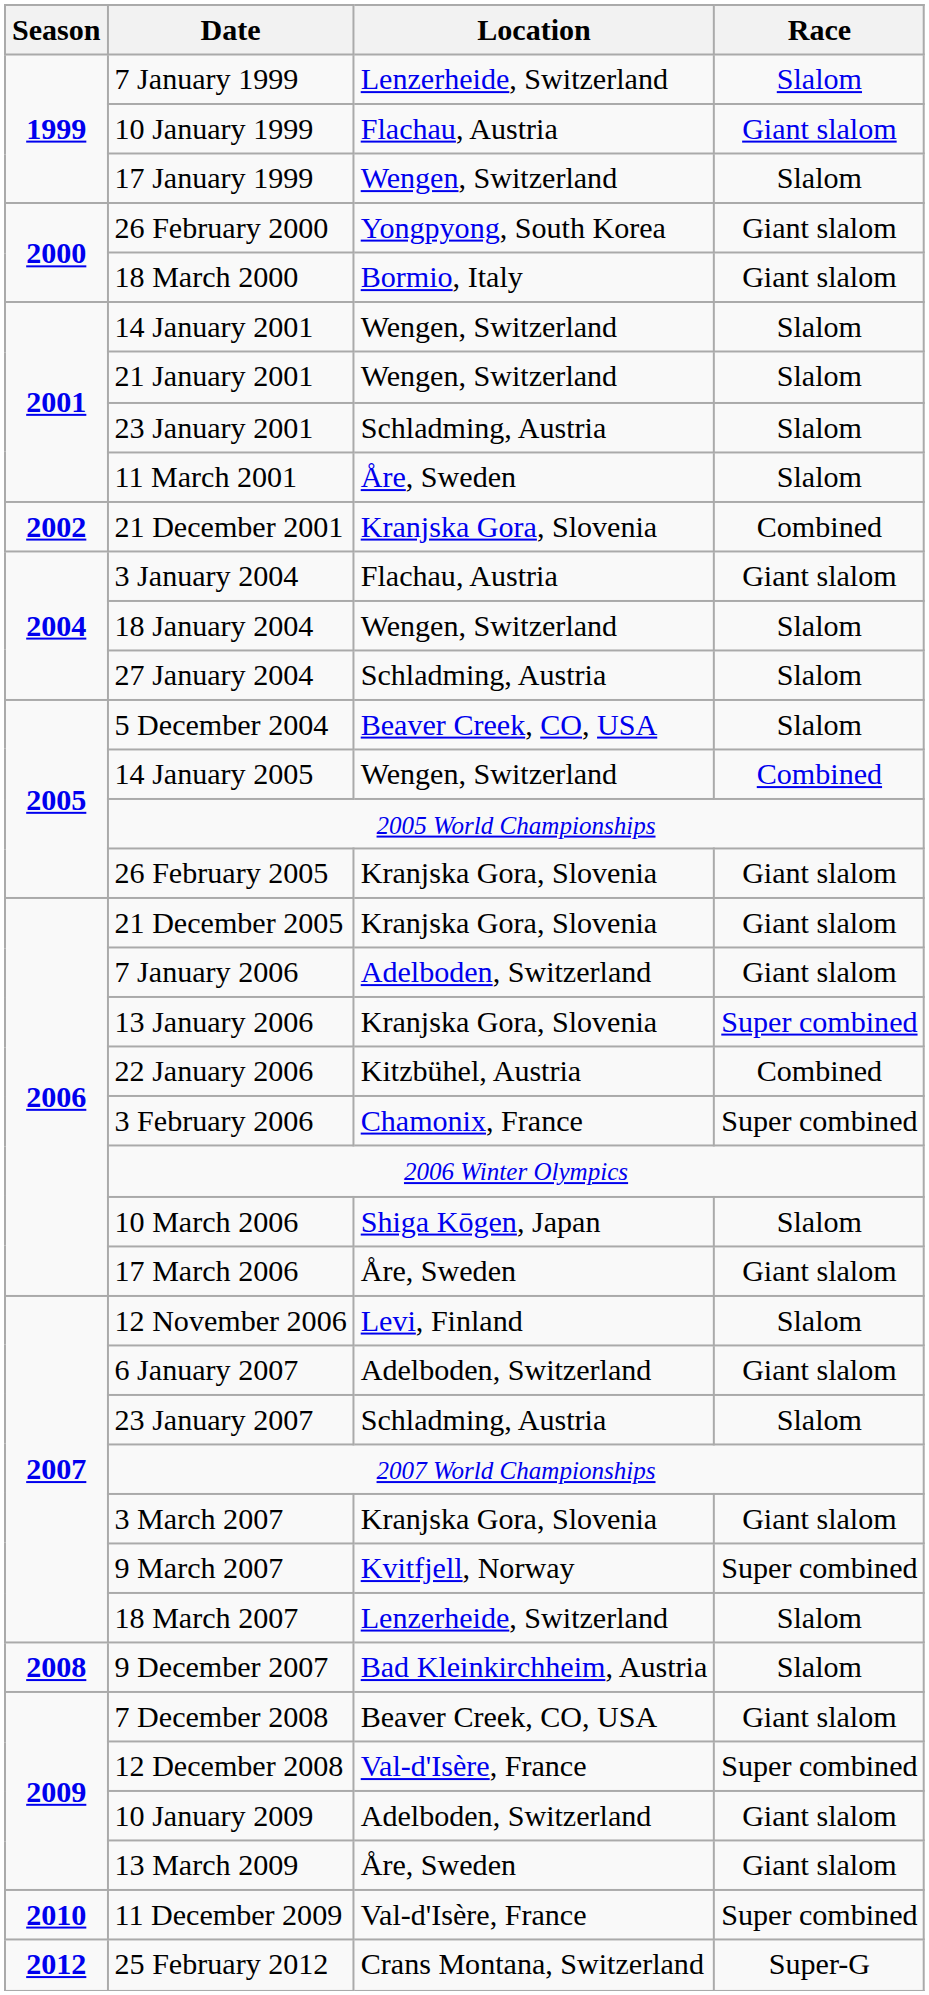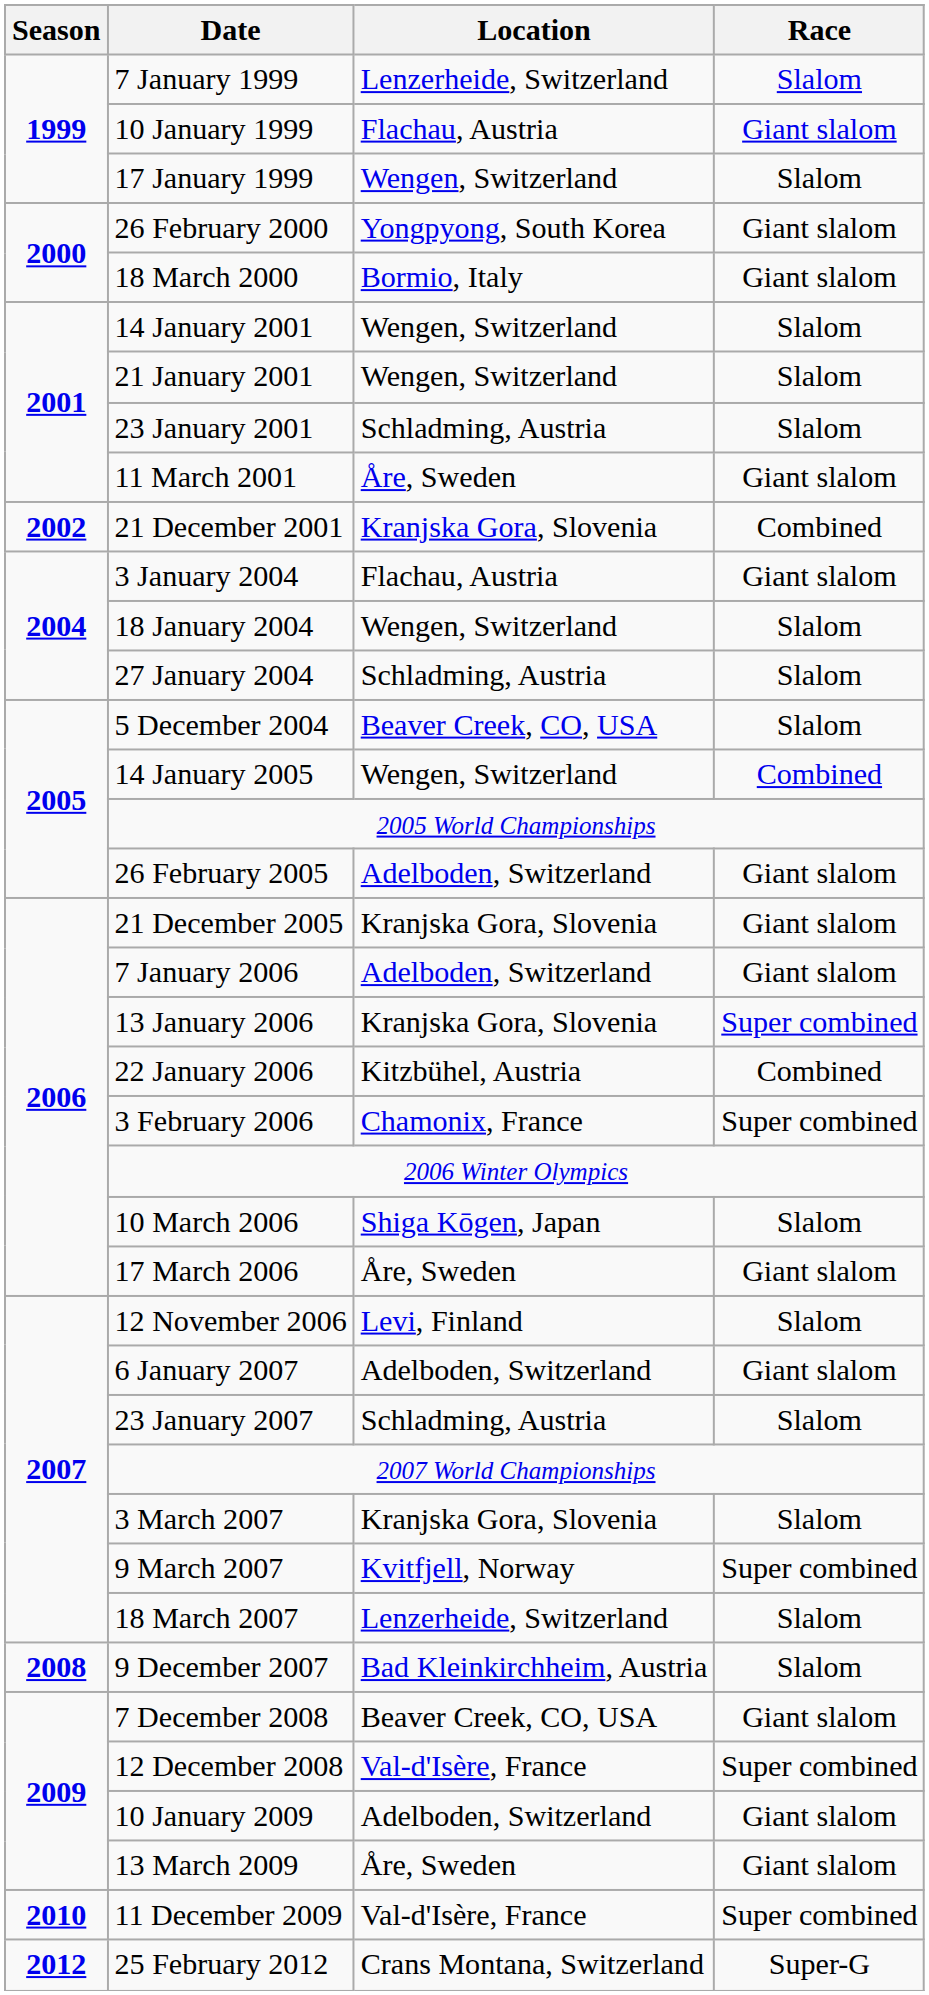(819, 476) Slalom -> (819, 476) Giant slalom
(509, 873) Kranjska Gora, Slovenia -> (506, 873) Adelboden, Switzerland
(819, 1518) Giant slalom -> (819, 1518) Slalom
